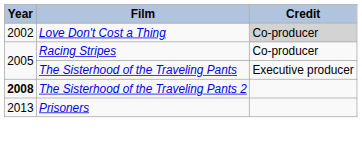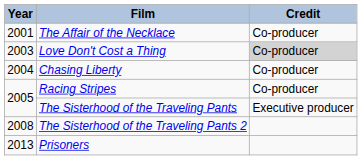+ row: (107, 33)
(20, 33) 2002 -> (20, 51) 2003
+ row: (80, 70)
(20, 89) bold -> (20, 127) normal
